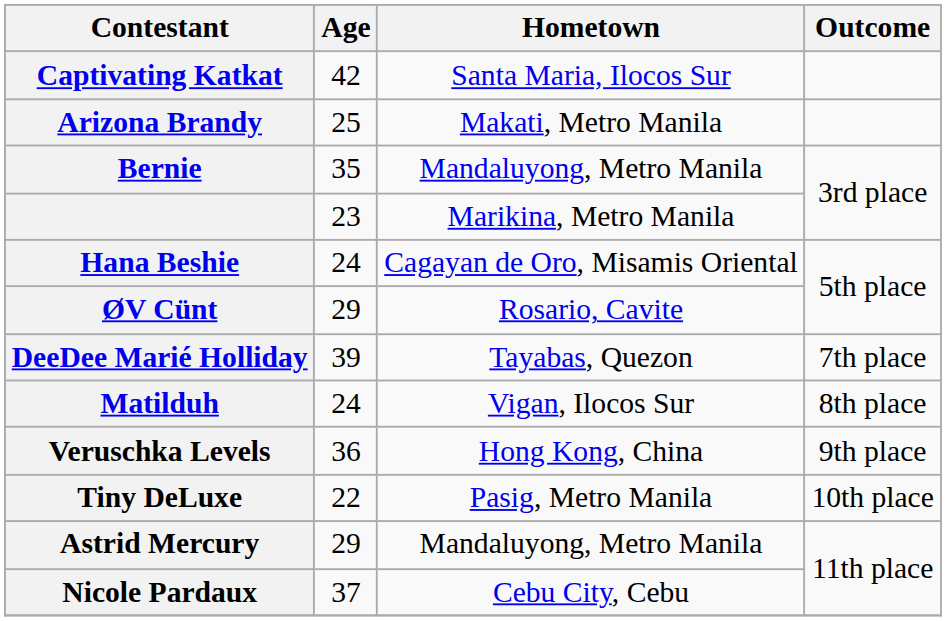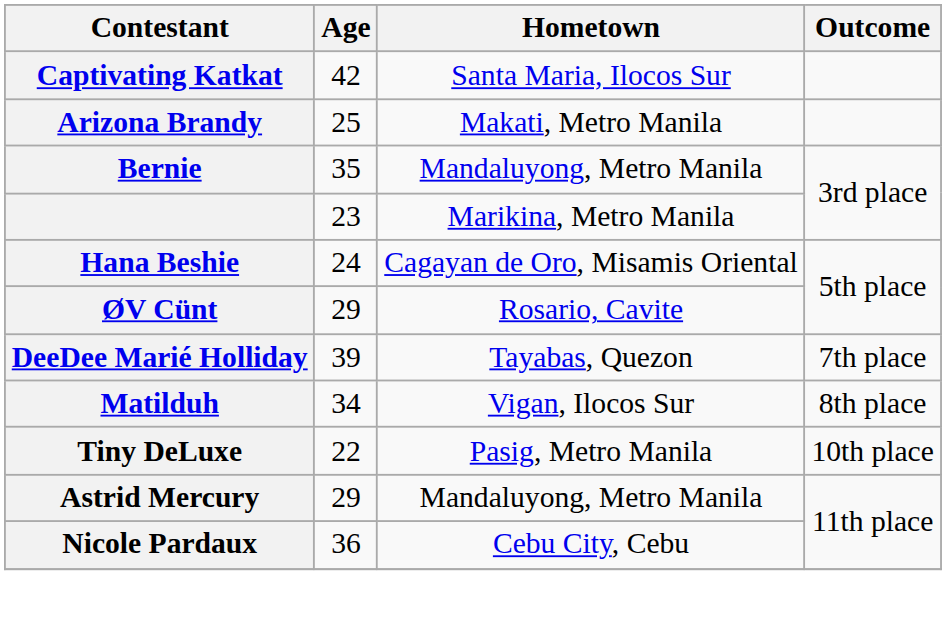(346, 403) 24 -> (346, 403) 34
- row: (160, 450)
(346, 591) 37 -> (346, 544) 36
